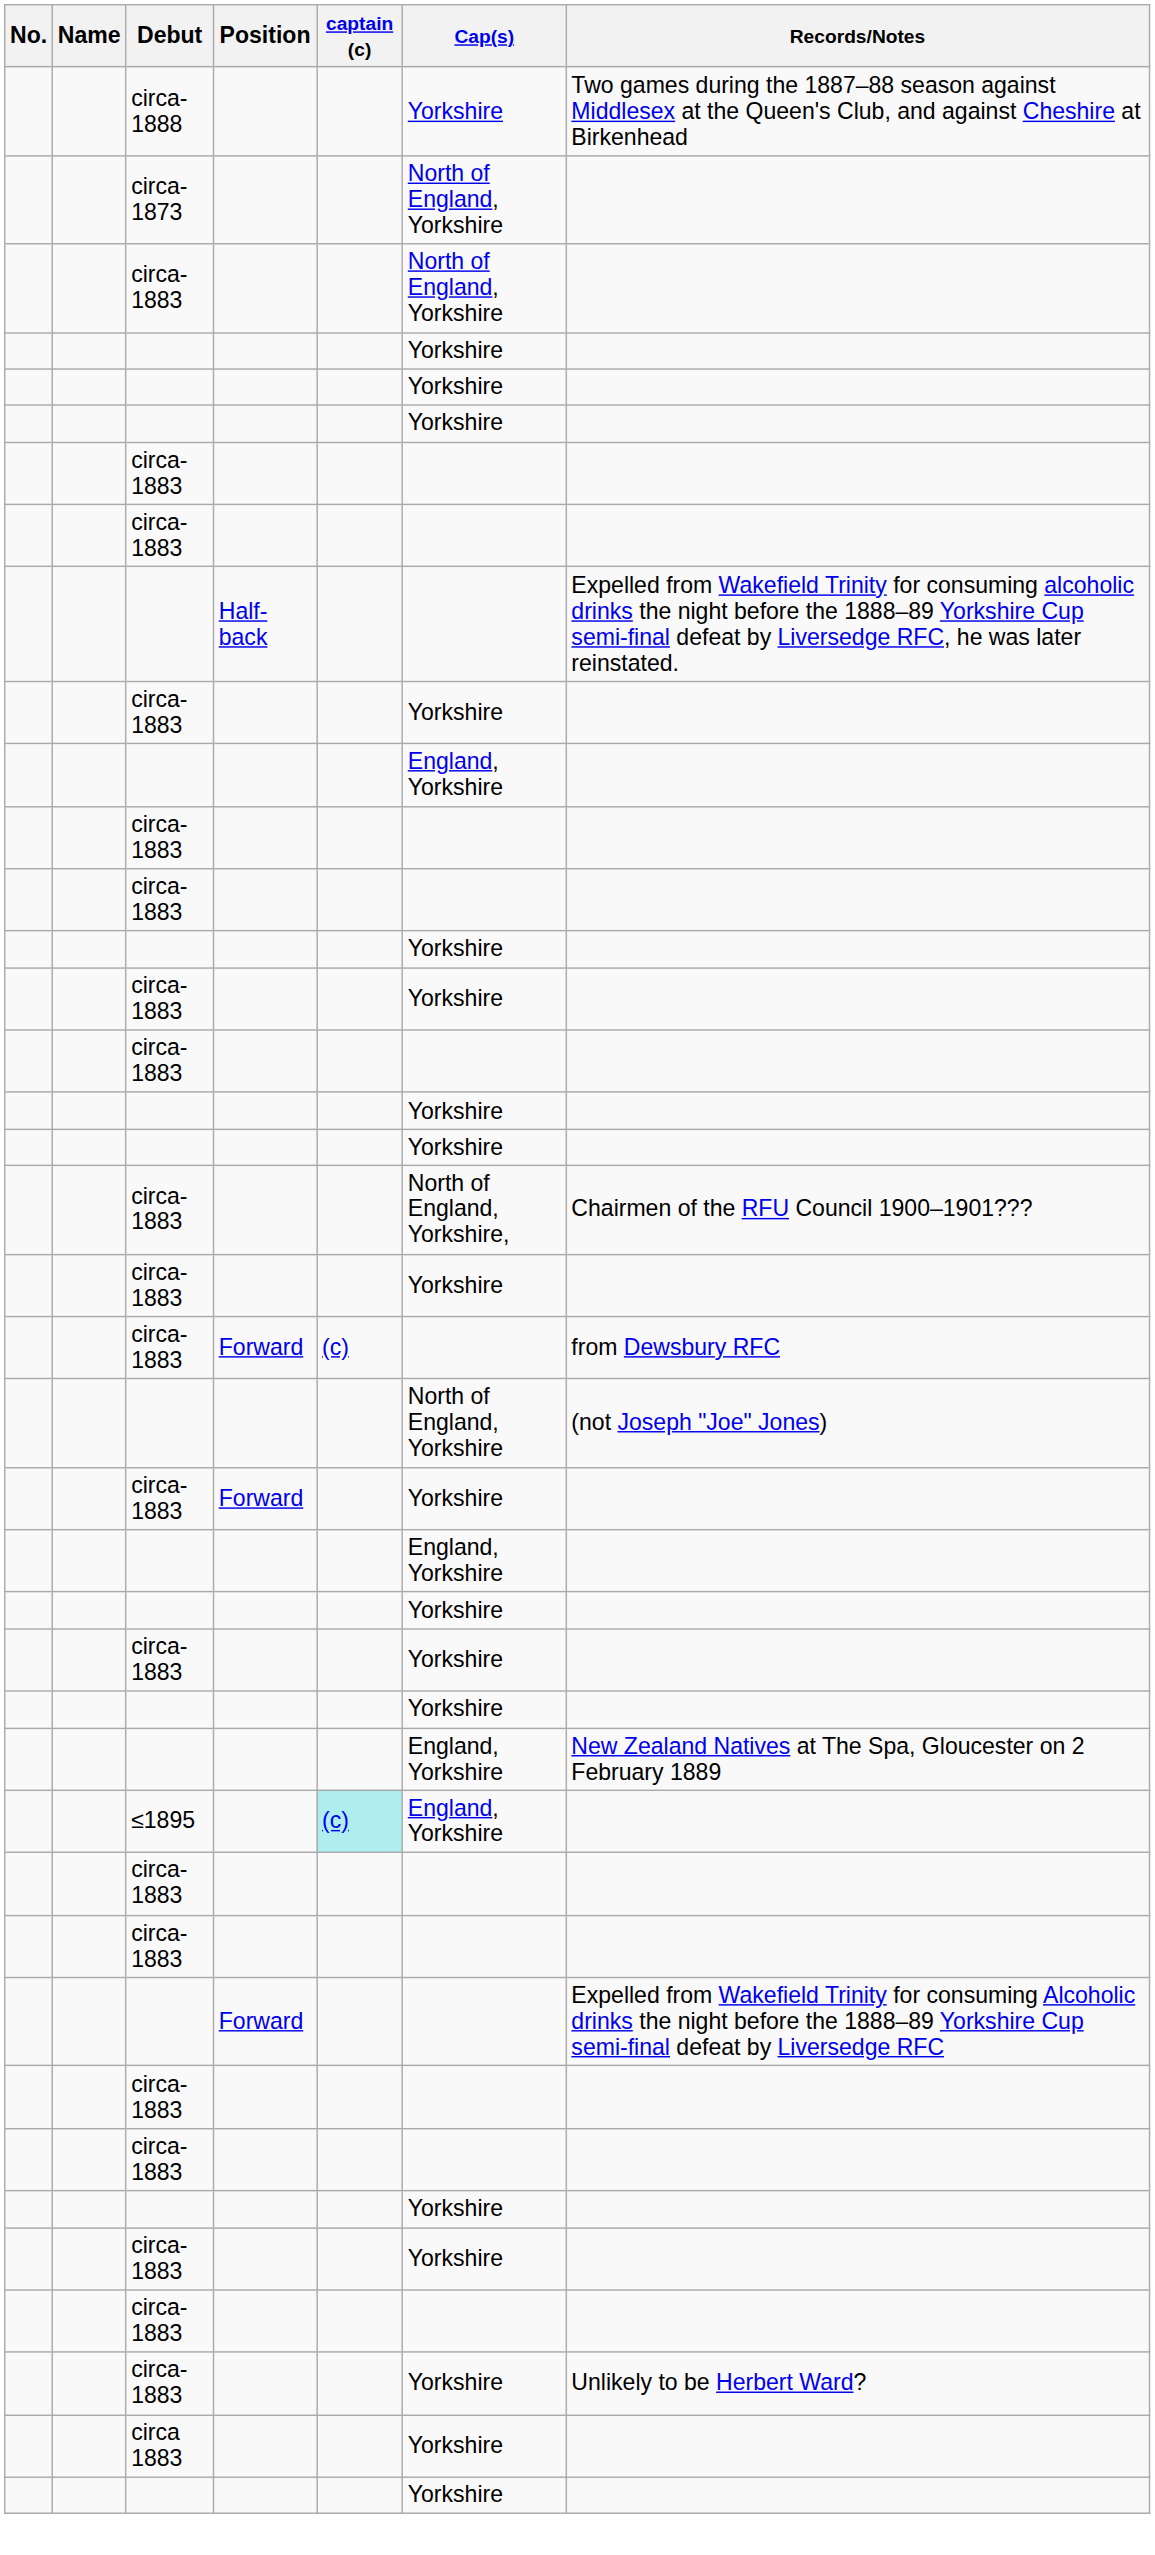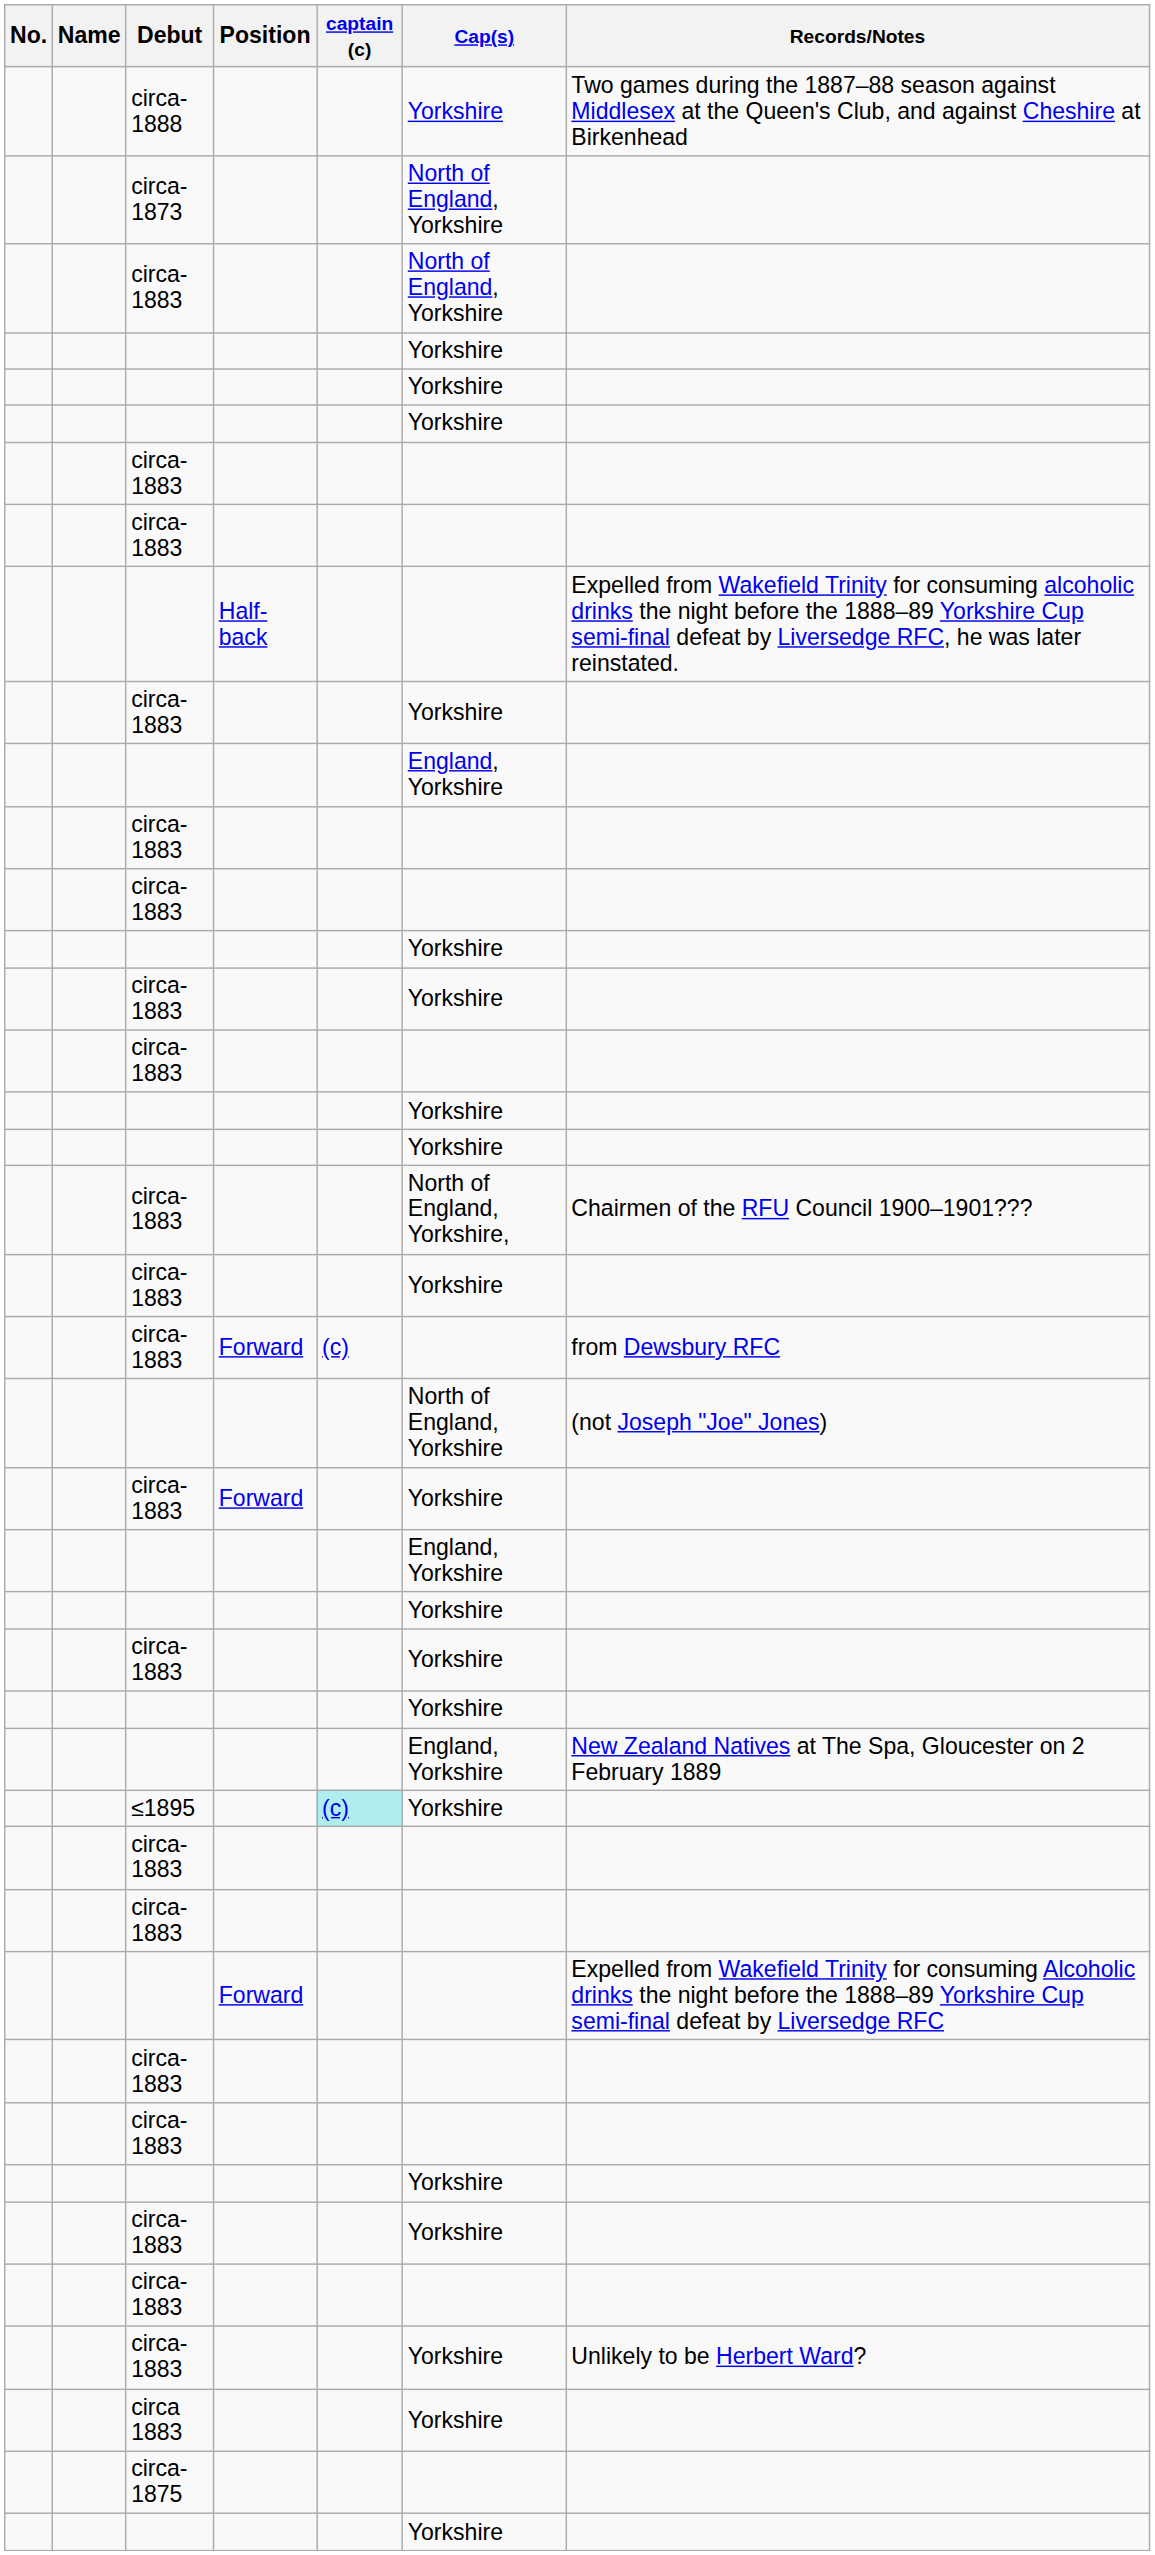(455, 1821) England, Yorkshire -> (455, 1808) Yorkshire
+ row: (159, 2482)
